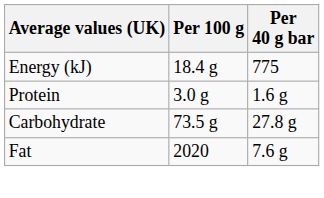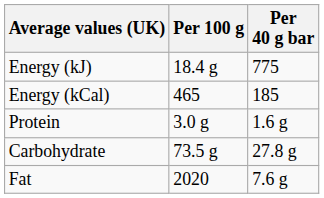+ row: (59, 94)
